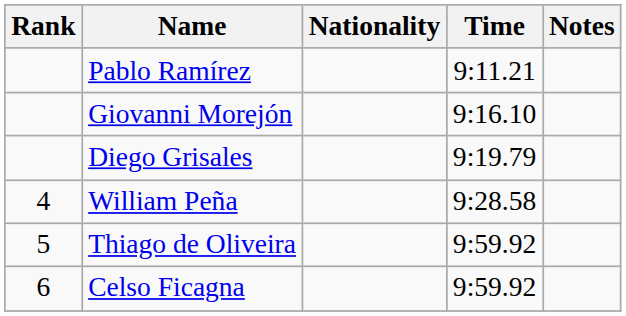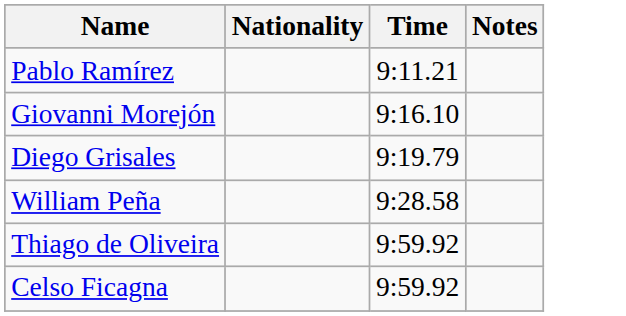- column: (43, 26)
